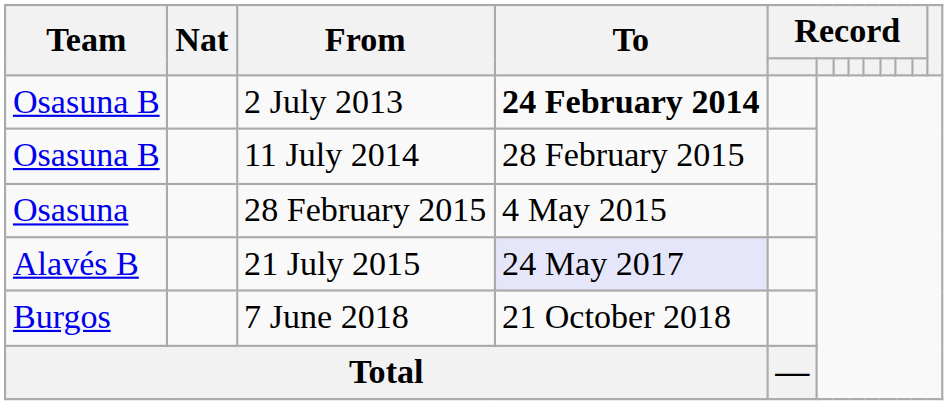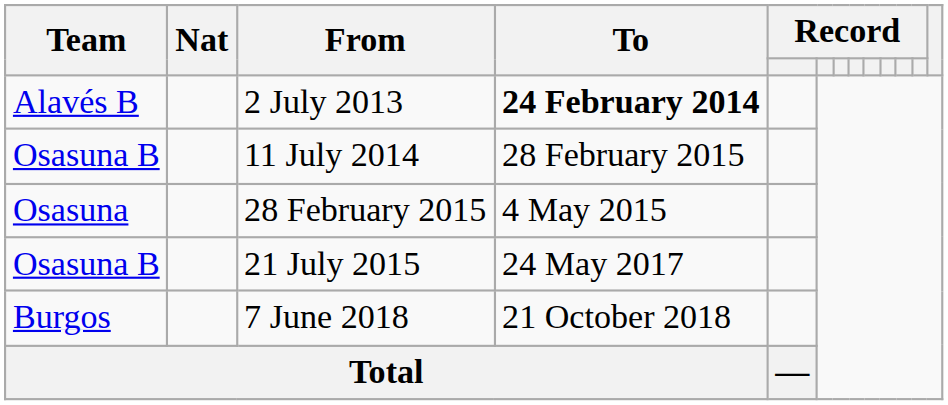(86, 101) Osasuna B -> (76, 101) Alavés B
(76, 263) Alavés B -> (86, 263) Osasuna B
(593, 263) lavender background -> (593, 263) no background
